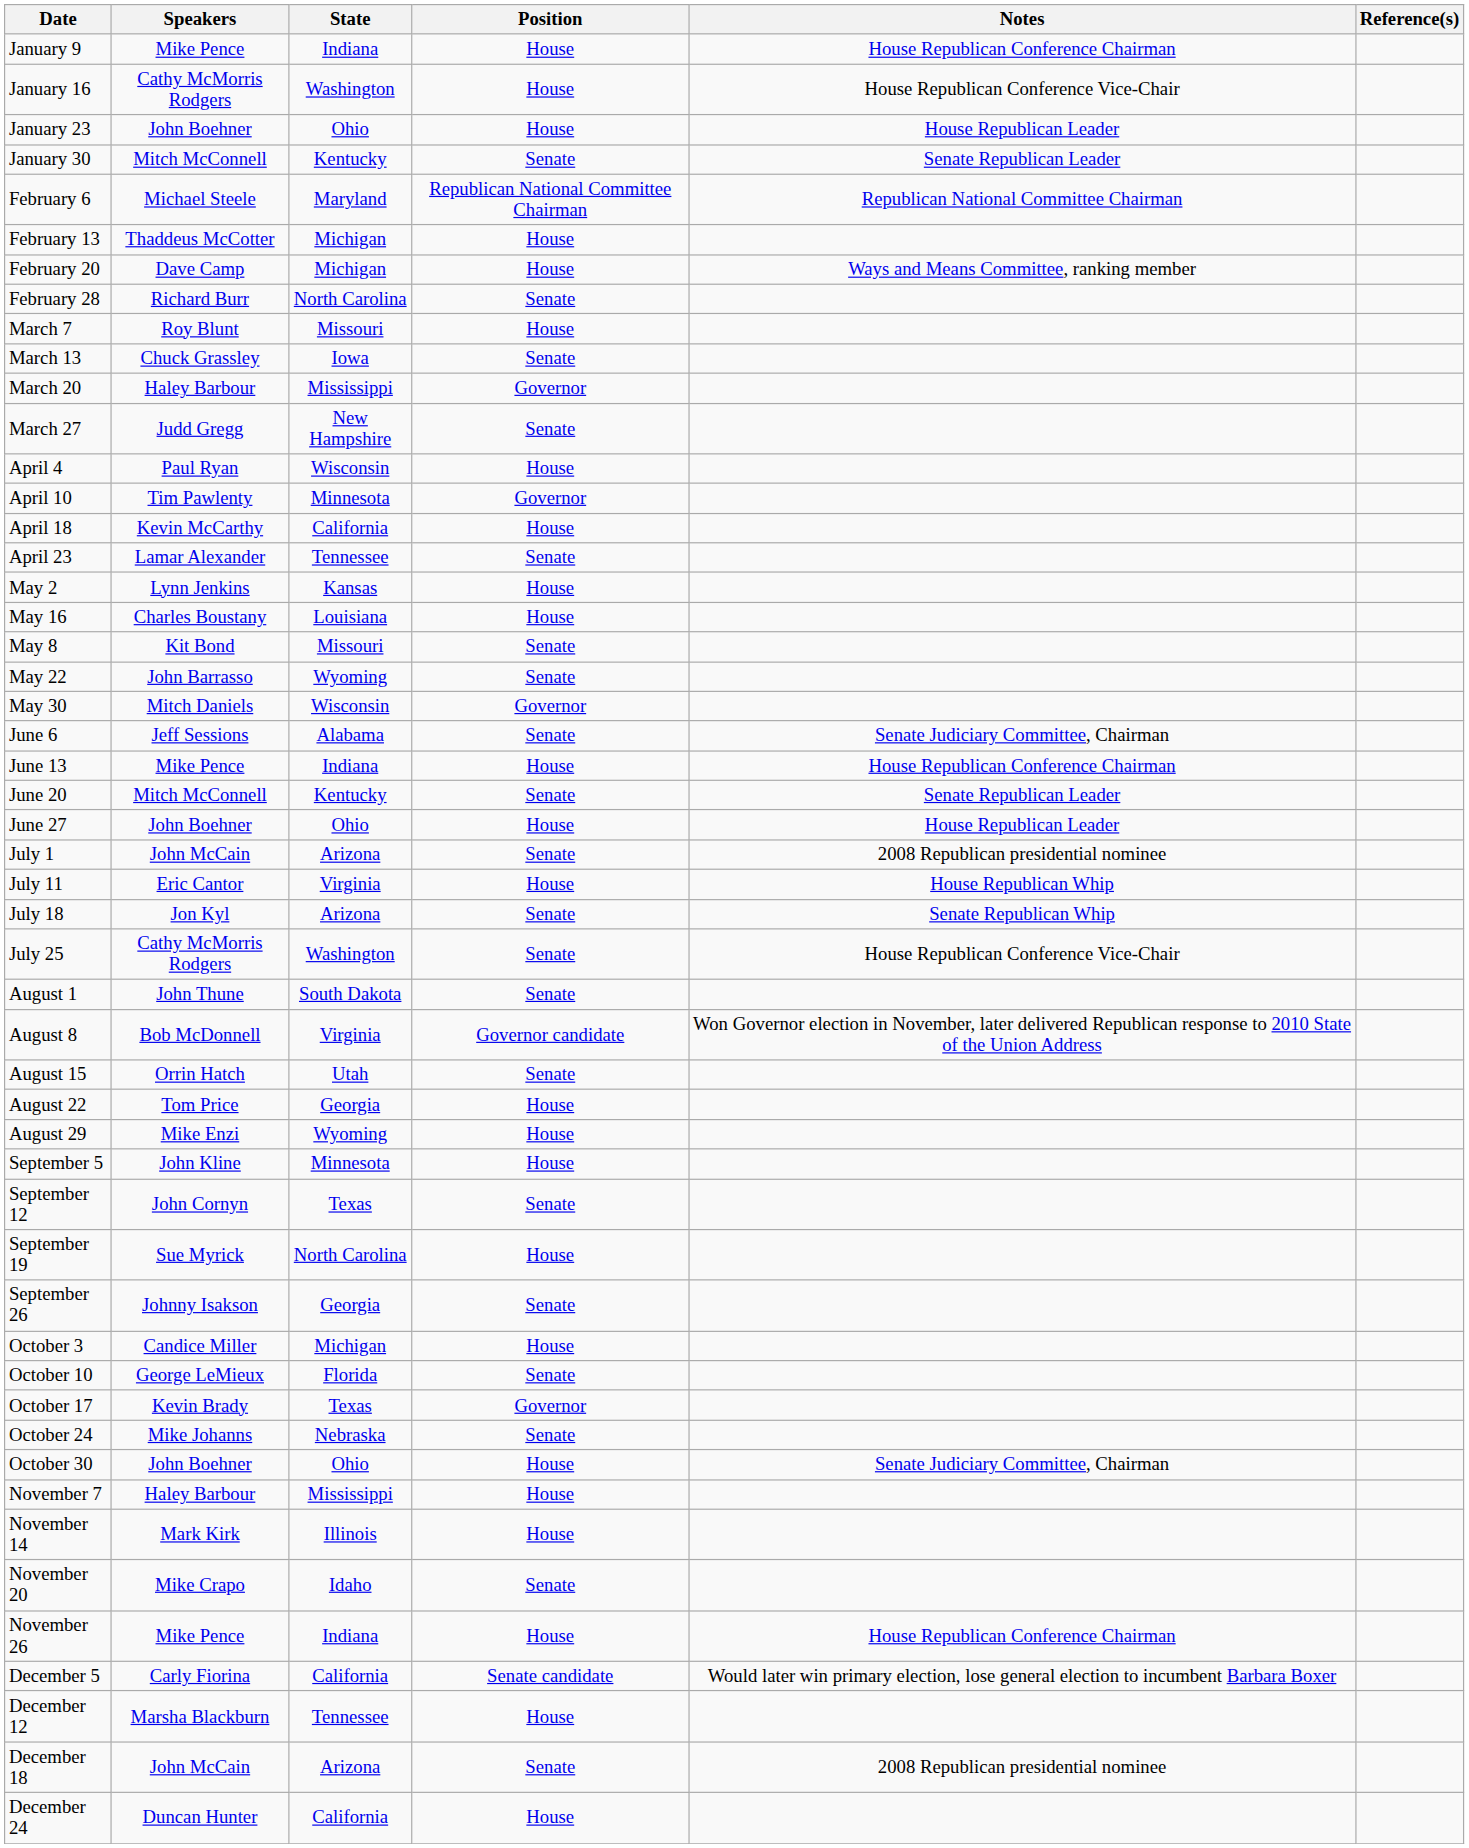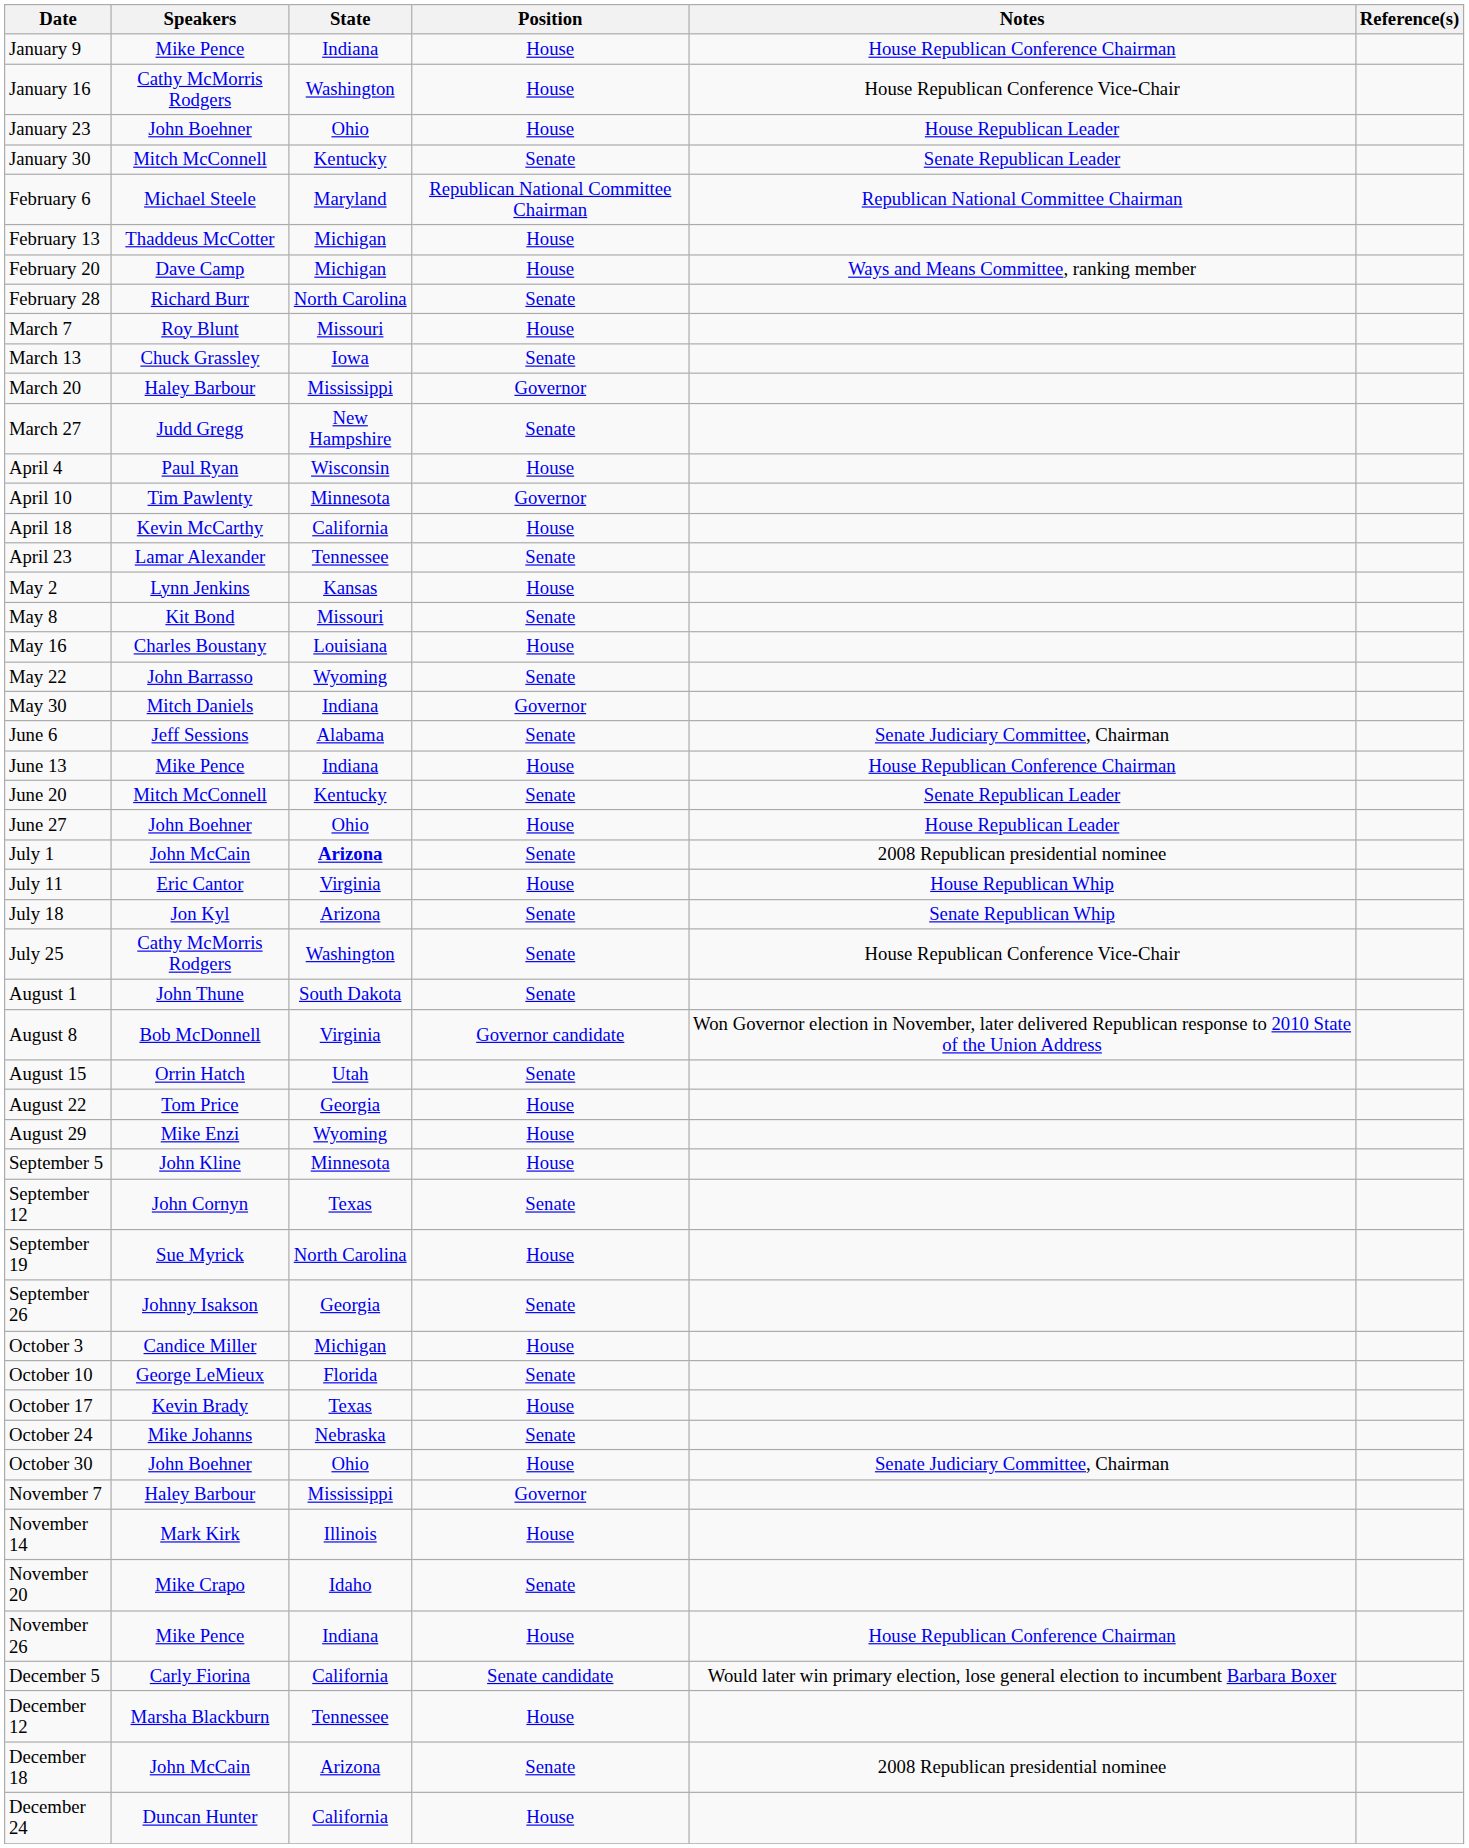rows swapped: (33, 646) <-> (38, 616)
(350, 705) Wisconsin -> (350, 705) Indiana
(350, 854) normal -> (350, 854) bold
(550, 1405) Governor -> (550, 1405) House
(550, 1494) House -> (550, 1494) Governor
